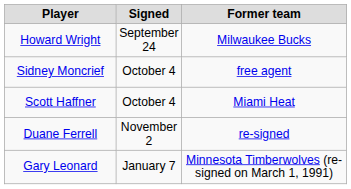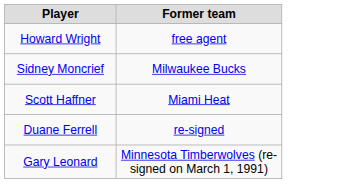- column: (149, 14)
(264, 40) Milwaukee Bucks -> (199, 38) free agent
(264, 71) free agent -> (199, 69) Milwaukee Bucks
